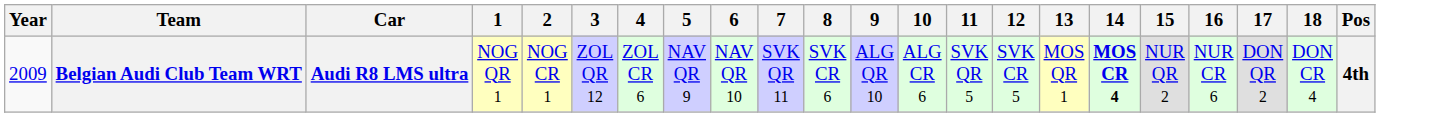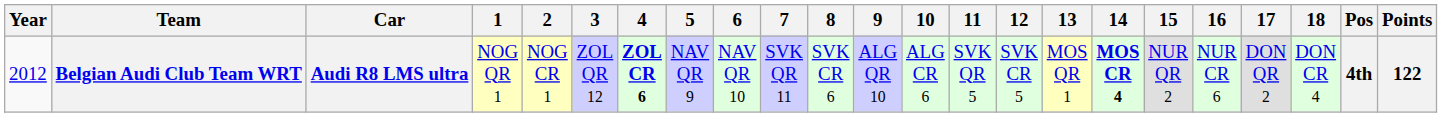+ column: (1407, 20)
(28, 73) 2009 -> (28, 73) 2012
(640, 73) normal -> (642, 73) bold
